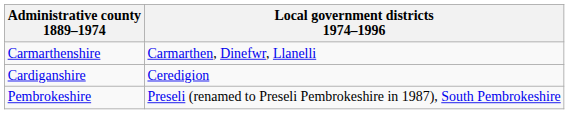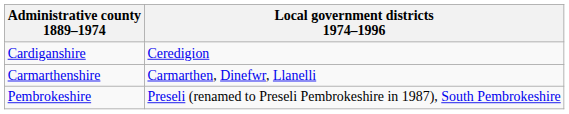rows swapped: (47, 75) <-> (54, 53)
